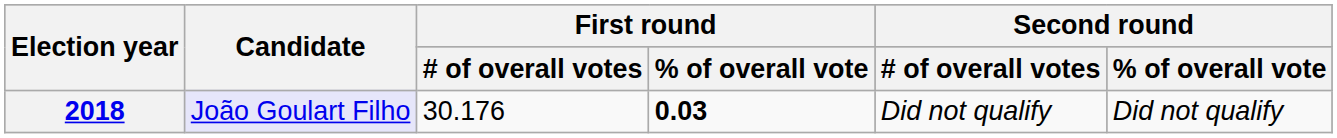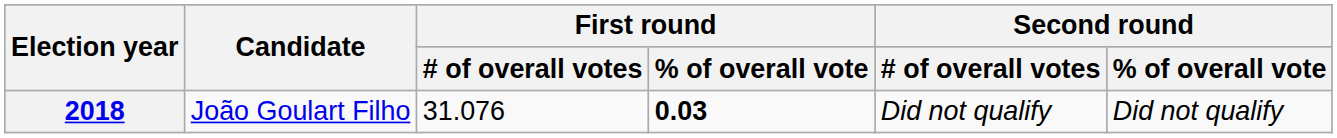(301, 111) lavender background -> (301, 111) no background
(464, 111) 30.176 -> (464, 111) 31.076
